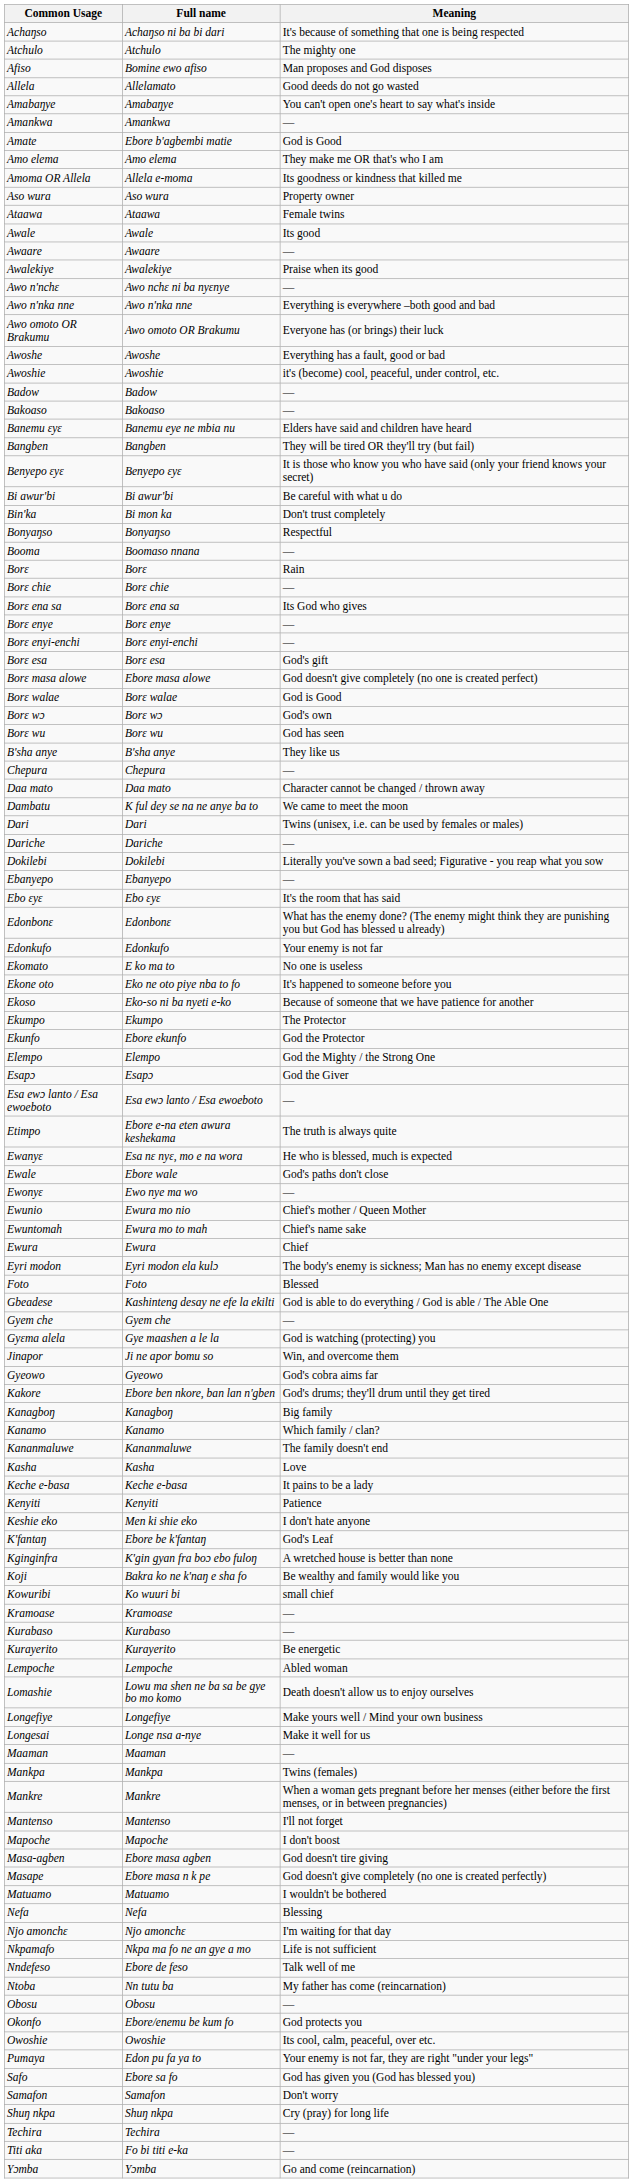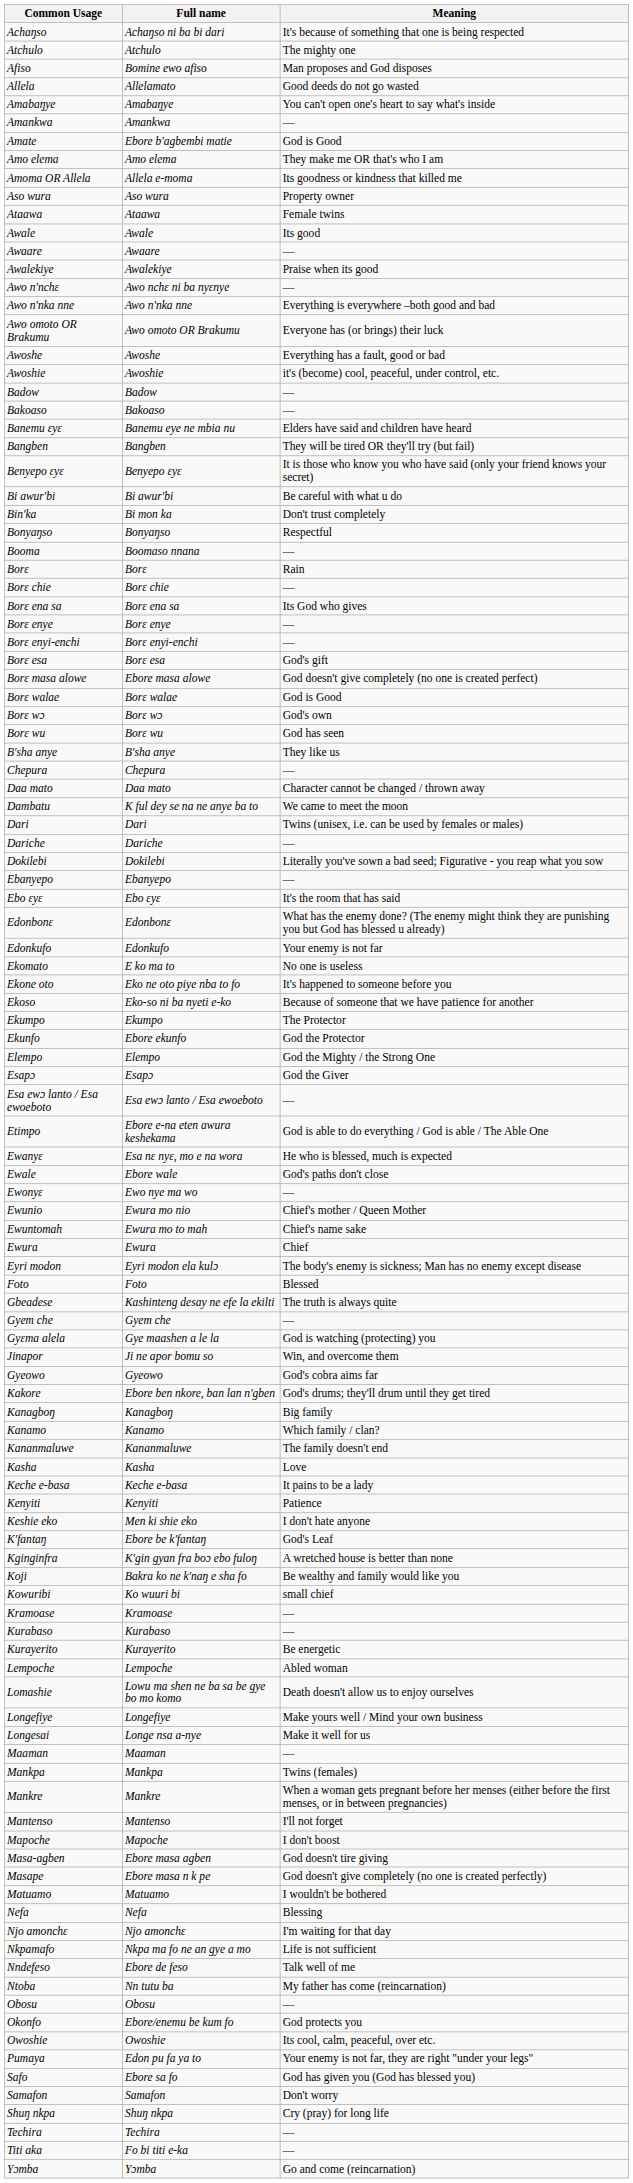(340, 1131) The truth is always quite -> (416, 1131) God is able to do everything / God is able / The Able One
(416, 1302) God is able to do everything / God is able / The Able One -> (340, 1302) The truth is always quite
